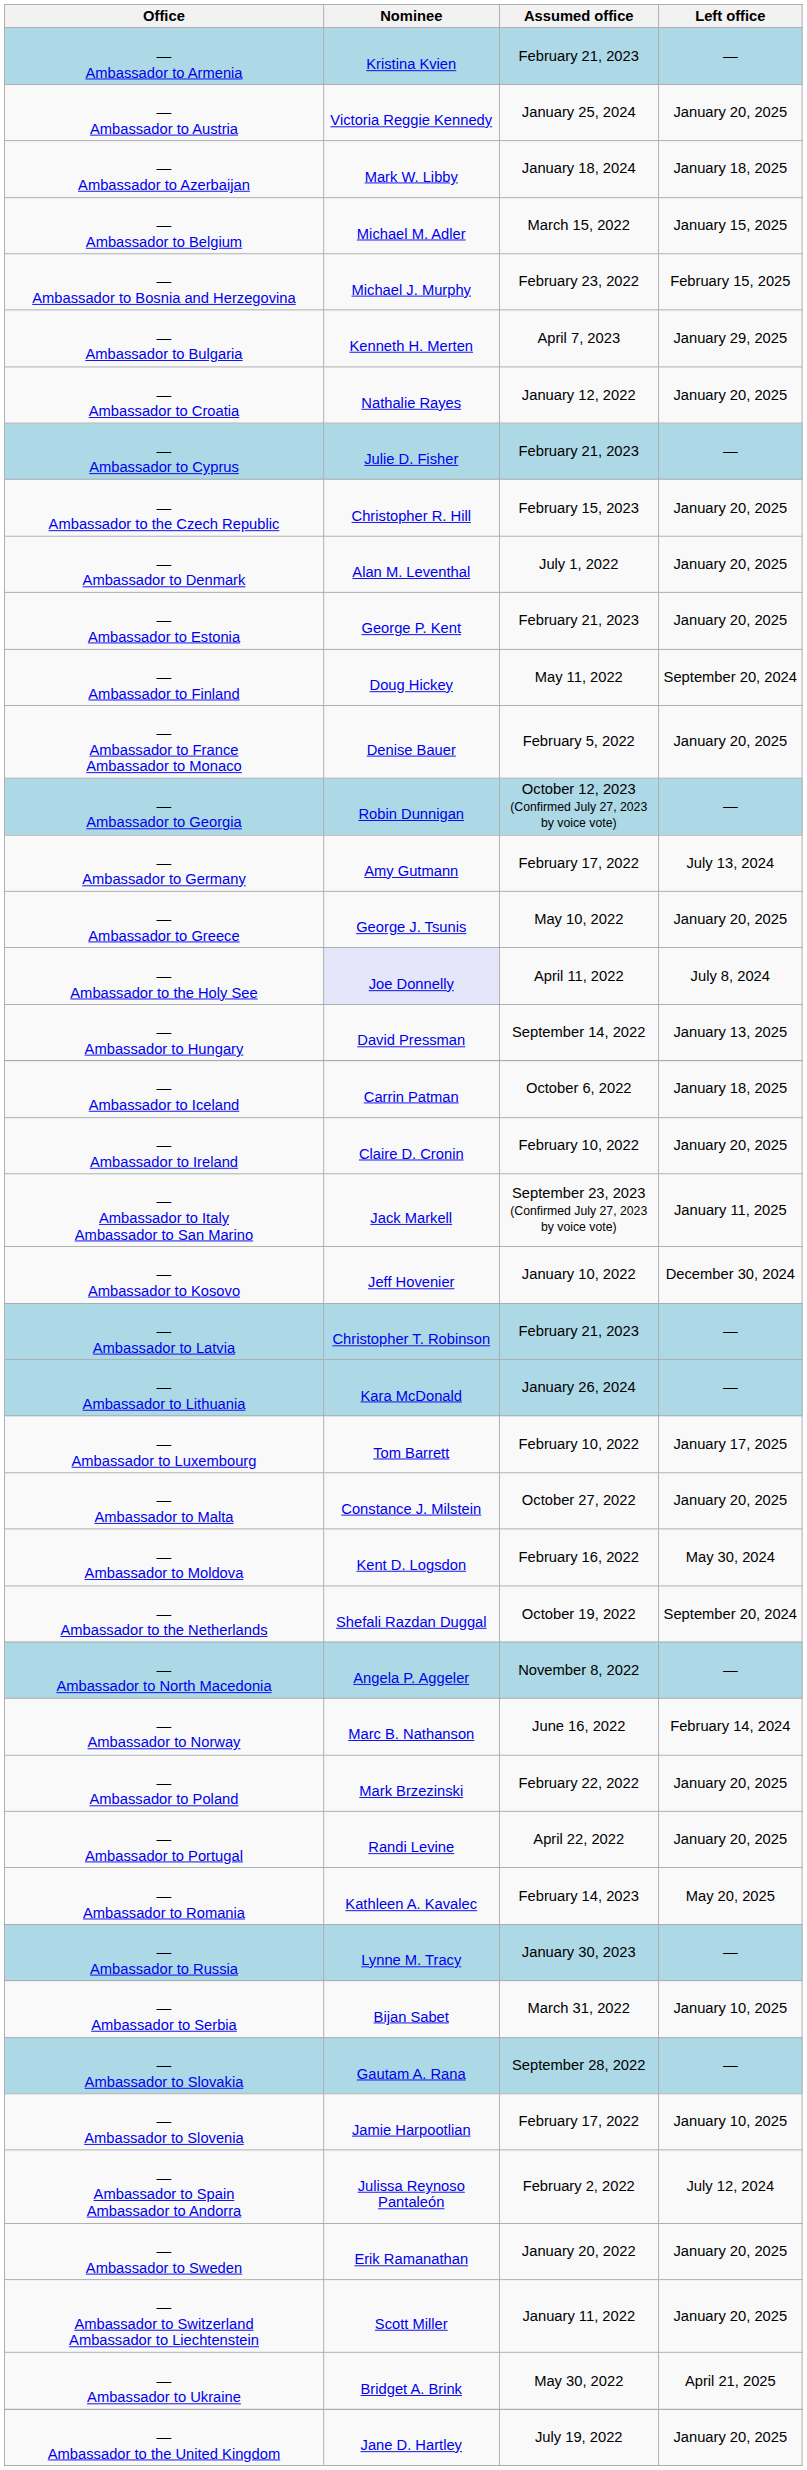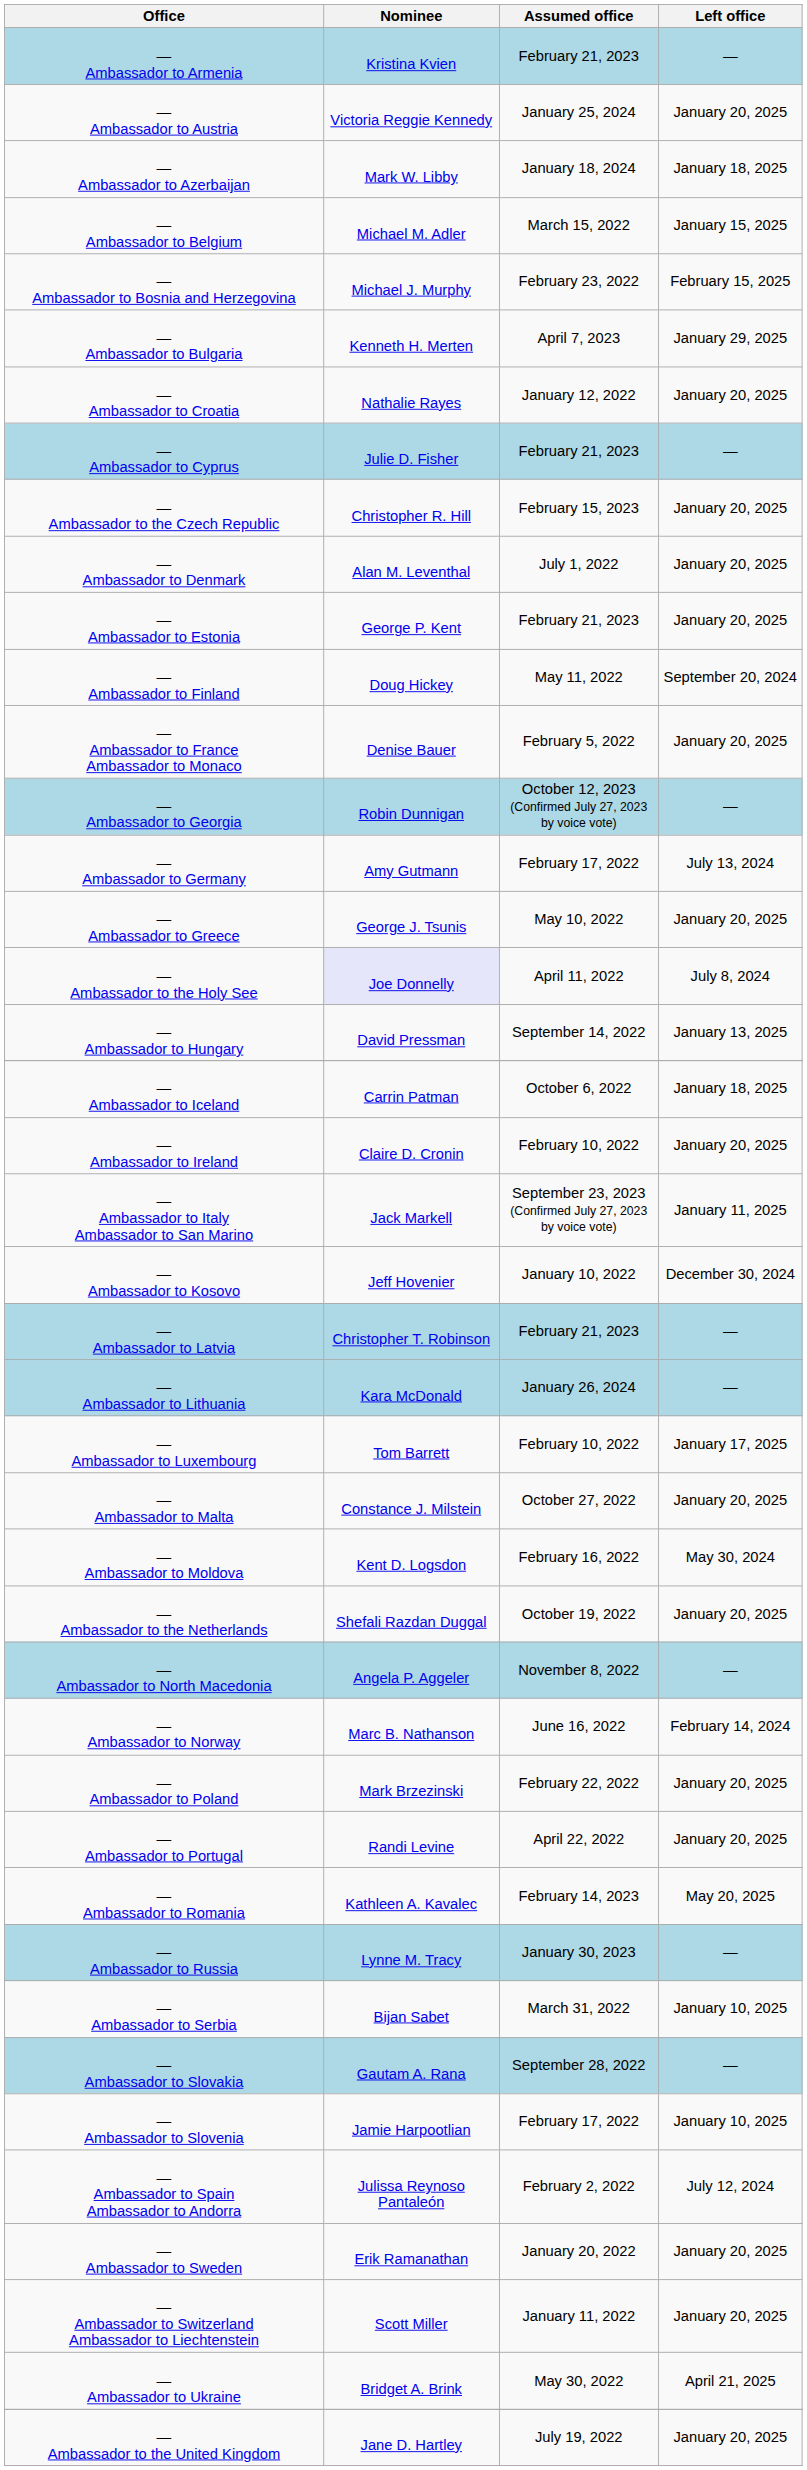(730, 1613) September 20, 2024 -> (730, 1613) January 20, 2025
